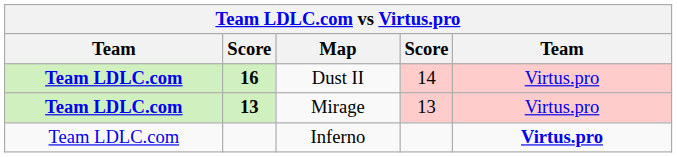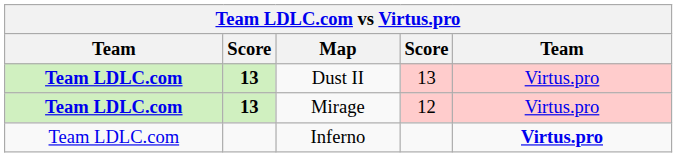(249, 78) 16 -> (249, 78) 13
(426, 78) 14 -> (426, 78) 13
(426, 107) 13 -> (426, 107) 12
